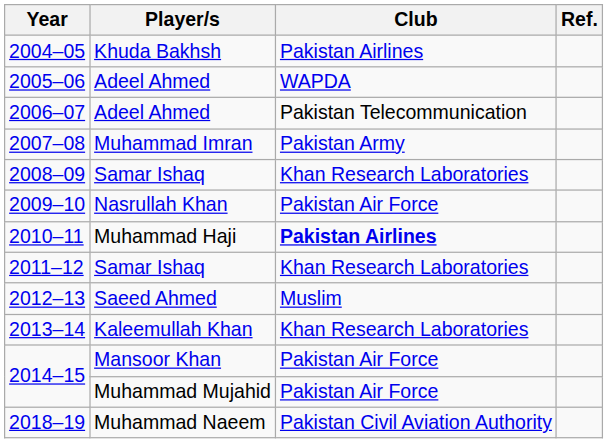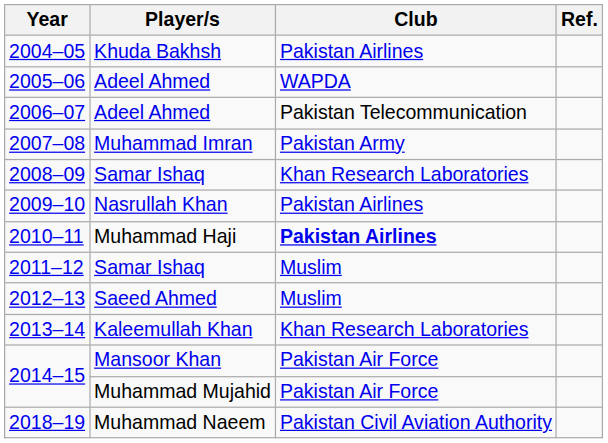(359, 205) Pakistan Air Force -> (352, 205) Pakistan Airlines
(404, 267) Khan Research Laboratories -> (311, 267) Muslim
